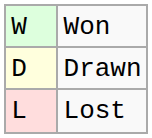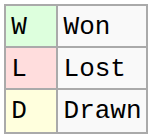rows swapped: (103, 69) <-> (95, 111)
